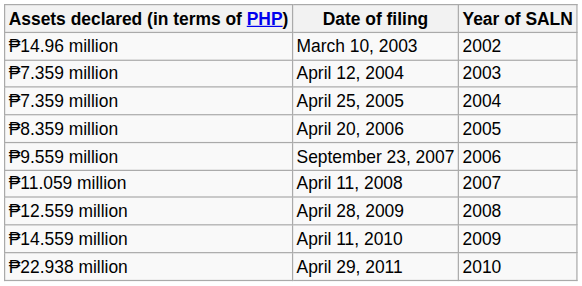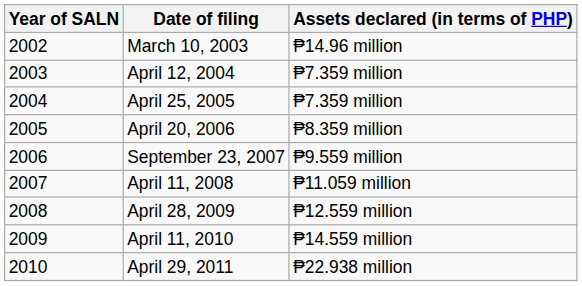columns swapped: (518, 19) <-> (149, 19)
